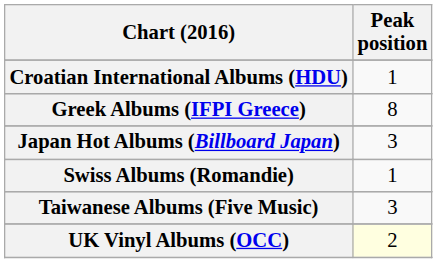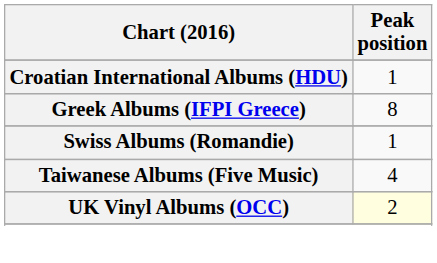- row: (179, 142)
(392, 207) 3 -> (392, 175) 4
